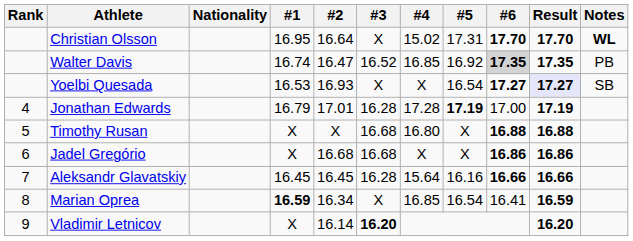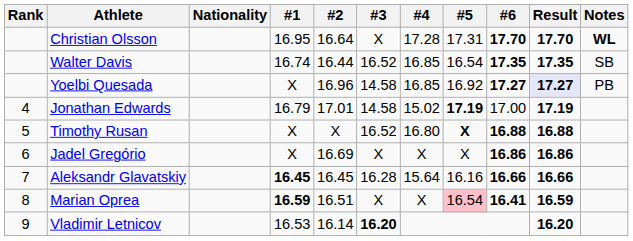(422, 39) 15.02 -> (422, 39) 17.28
(335, 62) 16.47 -> (335, 62) 16.44
(465, 62) 16.92 -> (465, 62) 16.54
(508, 62) lightgrey background -> (508, 62) no background
(604, 62) PB -> (604, 62) SB
(292, 85) 16.53 -> (292, 85) X
(335, 85) 16.93 -> (335, 85) 16.96
(378, 85) X -> (378, 85) 14.58
(422, 85) X -> (422, 85) 16.85
(465, 85) 16.54 -> (465, 85) 16.92
(604, 85) SB -> (604, 85) PB
(378, 108) 16.28 -> (378, 108) 14.58
(422, 108) 17.28 -> (422, 108) 15.02
(378, 131) 16.68 -> (378, 131) 16.52
(465, 131) normal -> (465, 131) bold
(335, 154) 16.68 -> (335, 154) 16.69
(378, 154) 16.68 -> (378, 154) X
(292, 177) normal -> (292, 177) bold
(335, 200) 16.34 -> (335, 200) 16.51
(422, 200) 16.85 -> (422, 200) X
(465, 200) no background -> (465, 200) pink background
(508, 200) normal -> (508, 200) bold
(292, 223) X -> (292, 223) 16.53
